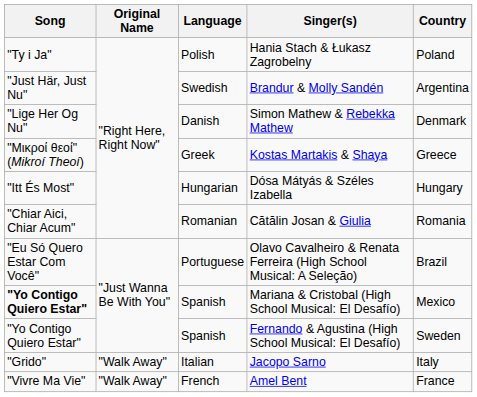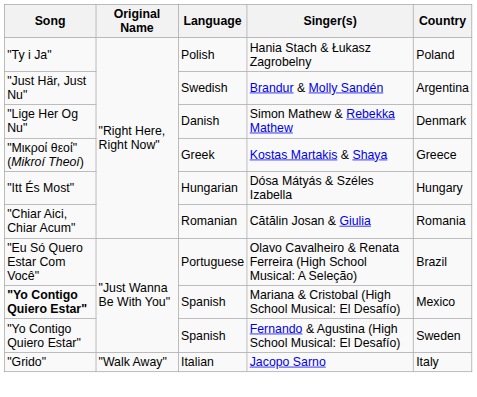- row: (278, 381)
